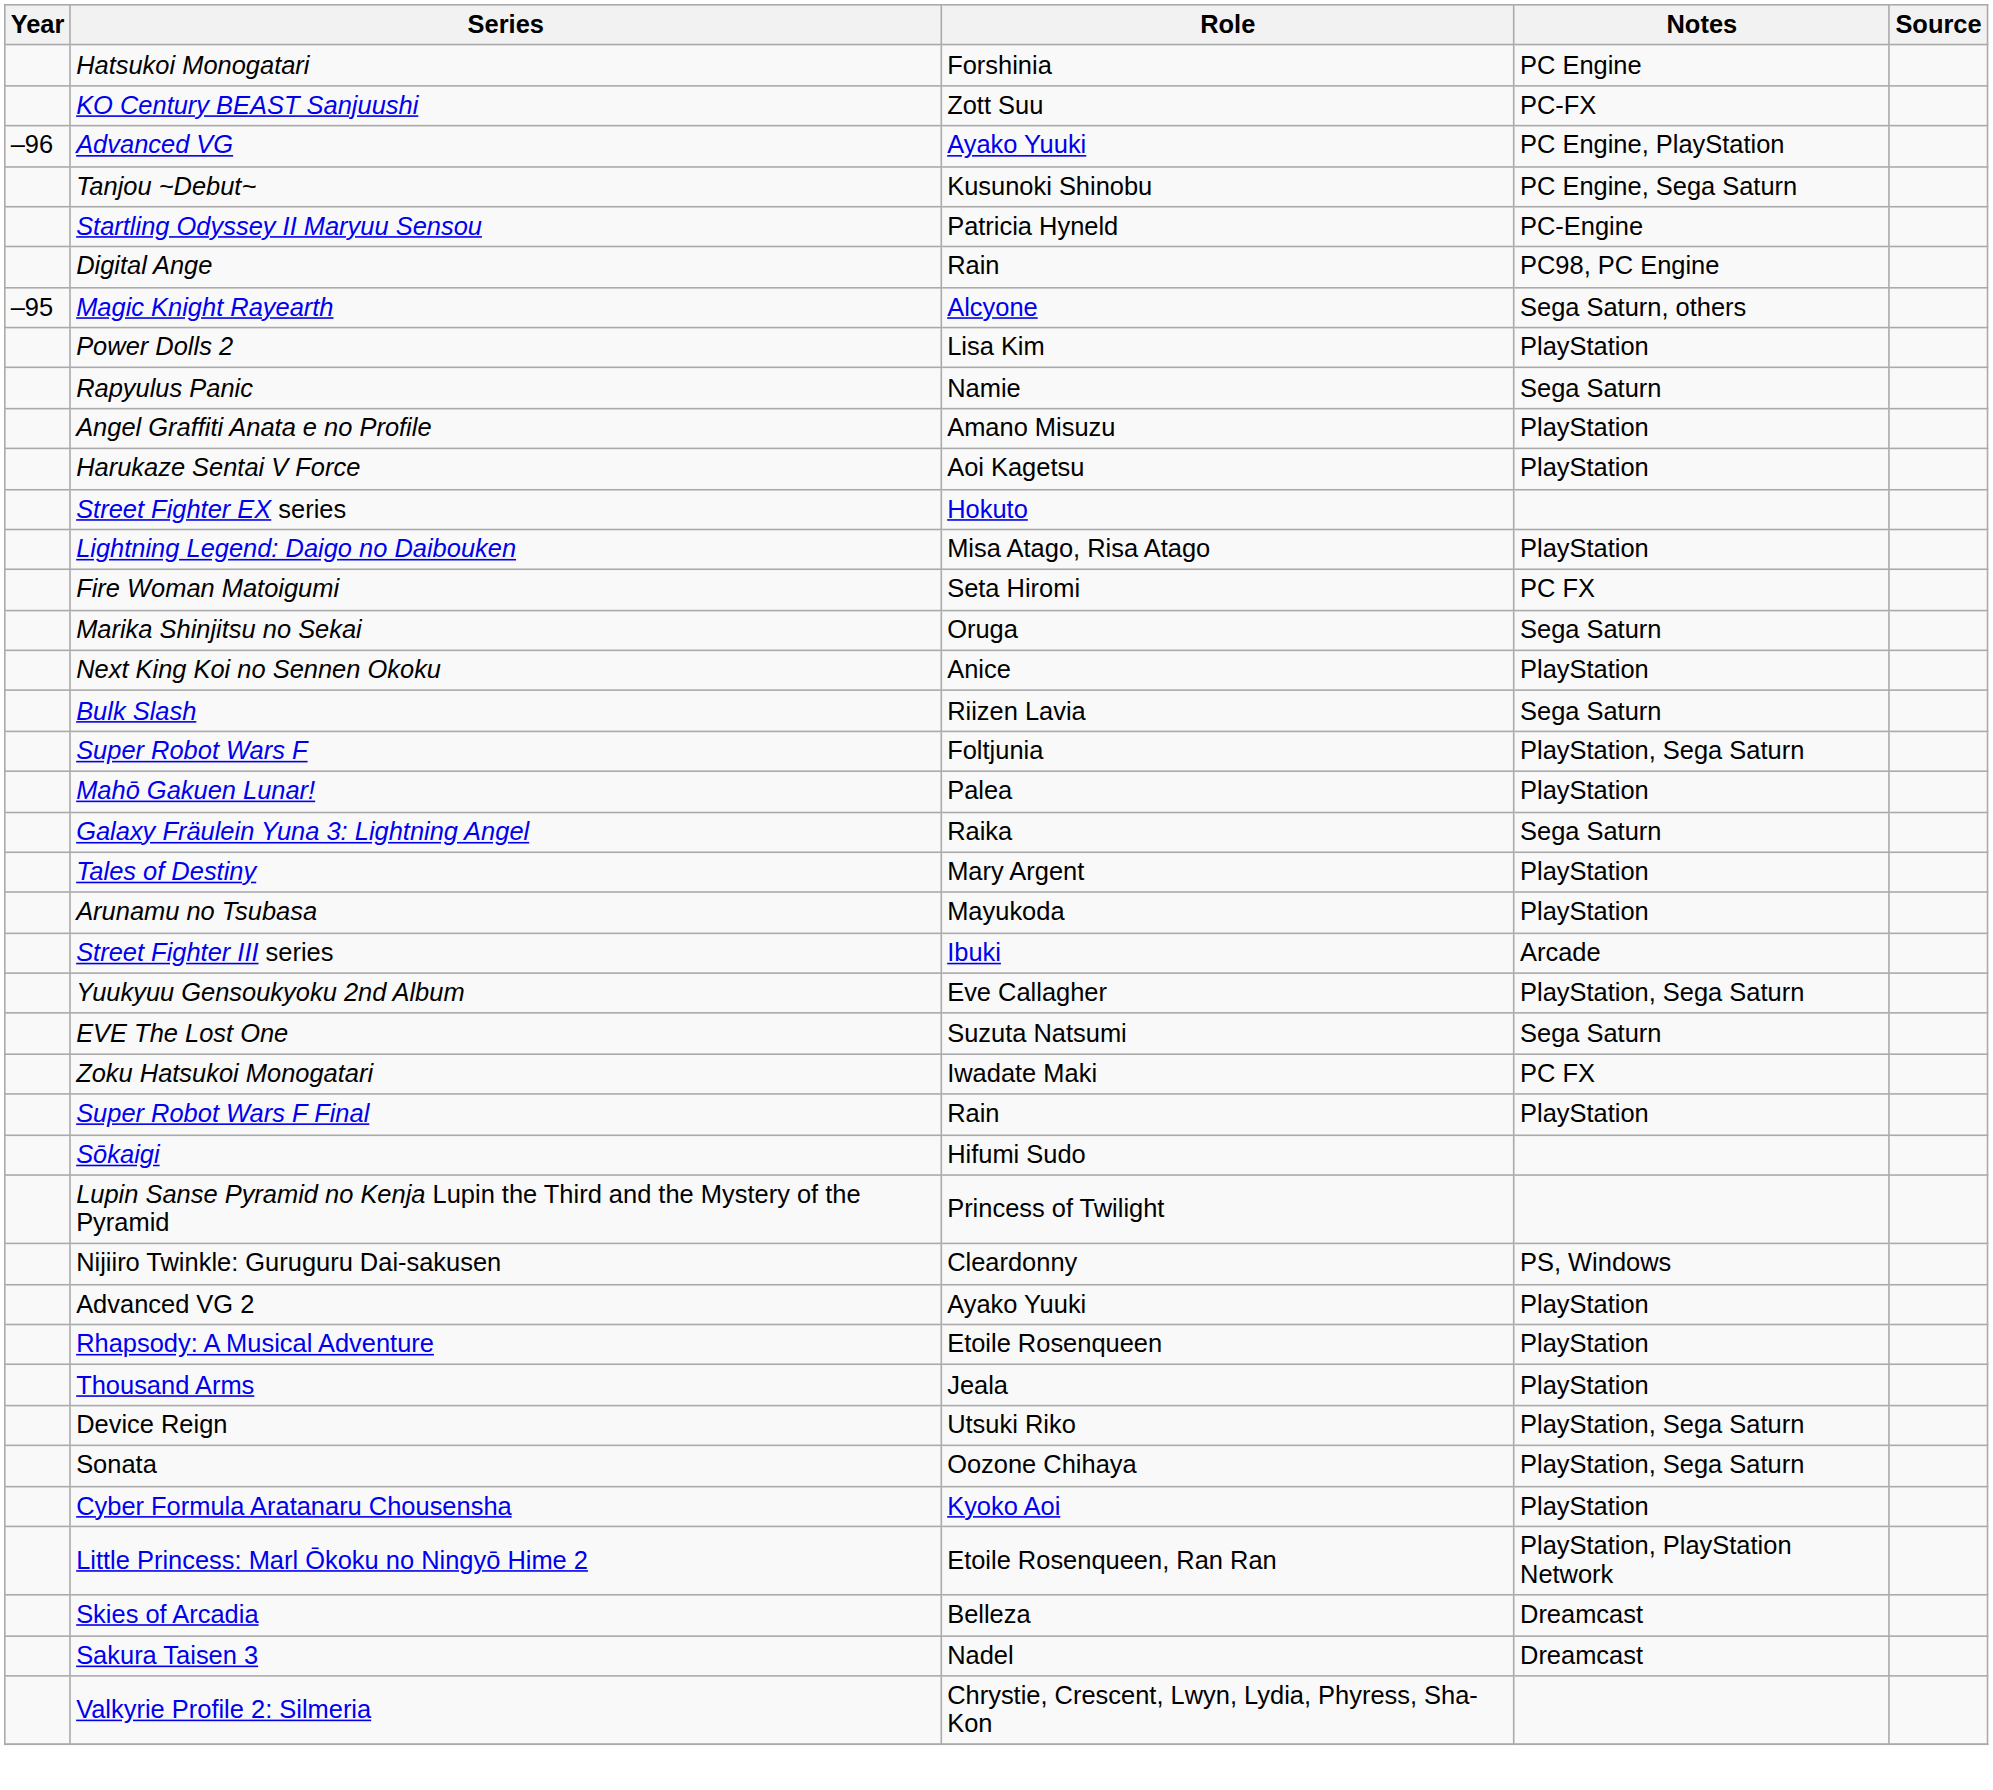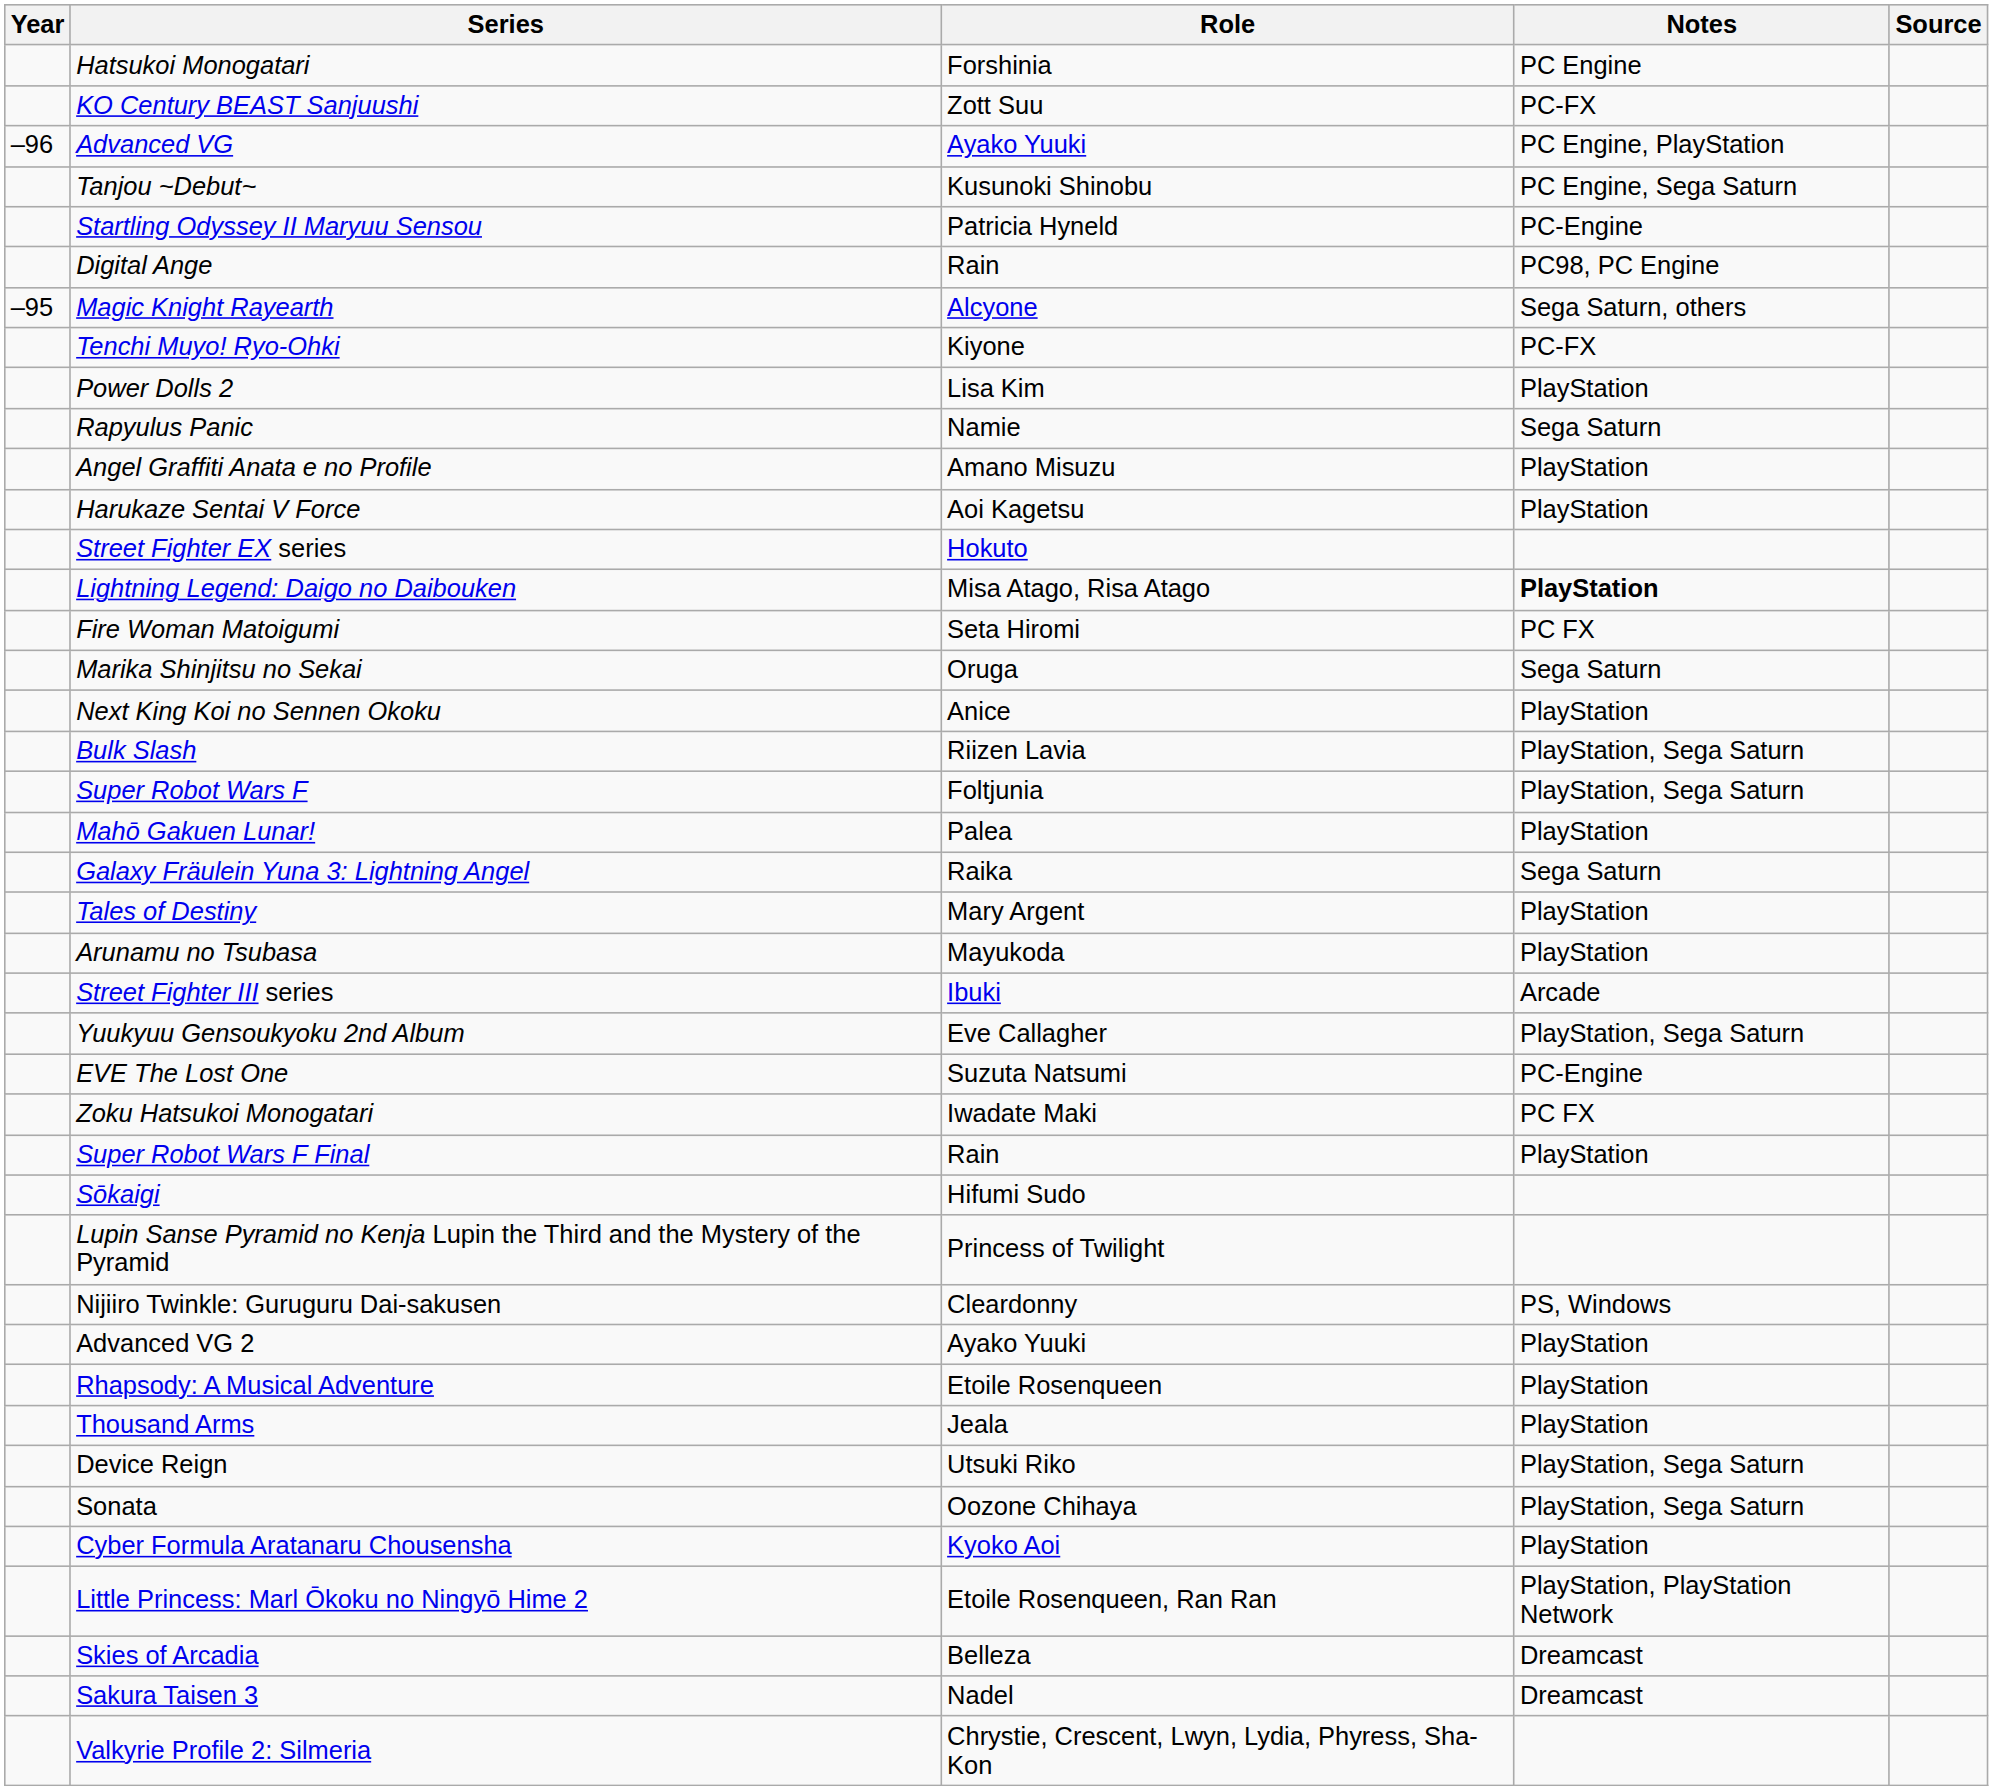+ row: (208, 347)
(1584, 549) normal -> (1589, 589) bold
(1591, 710) Sega Saturn -> (1662, 750) PlayStation, Sega Saturn
(1591, 1033) Sega Saturn -> (1581, 1073) PC-Engine
